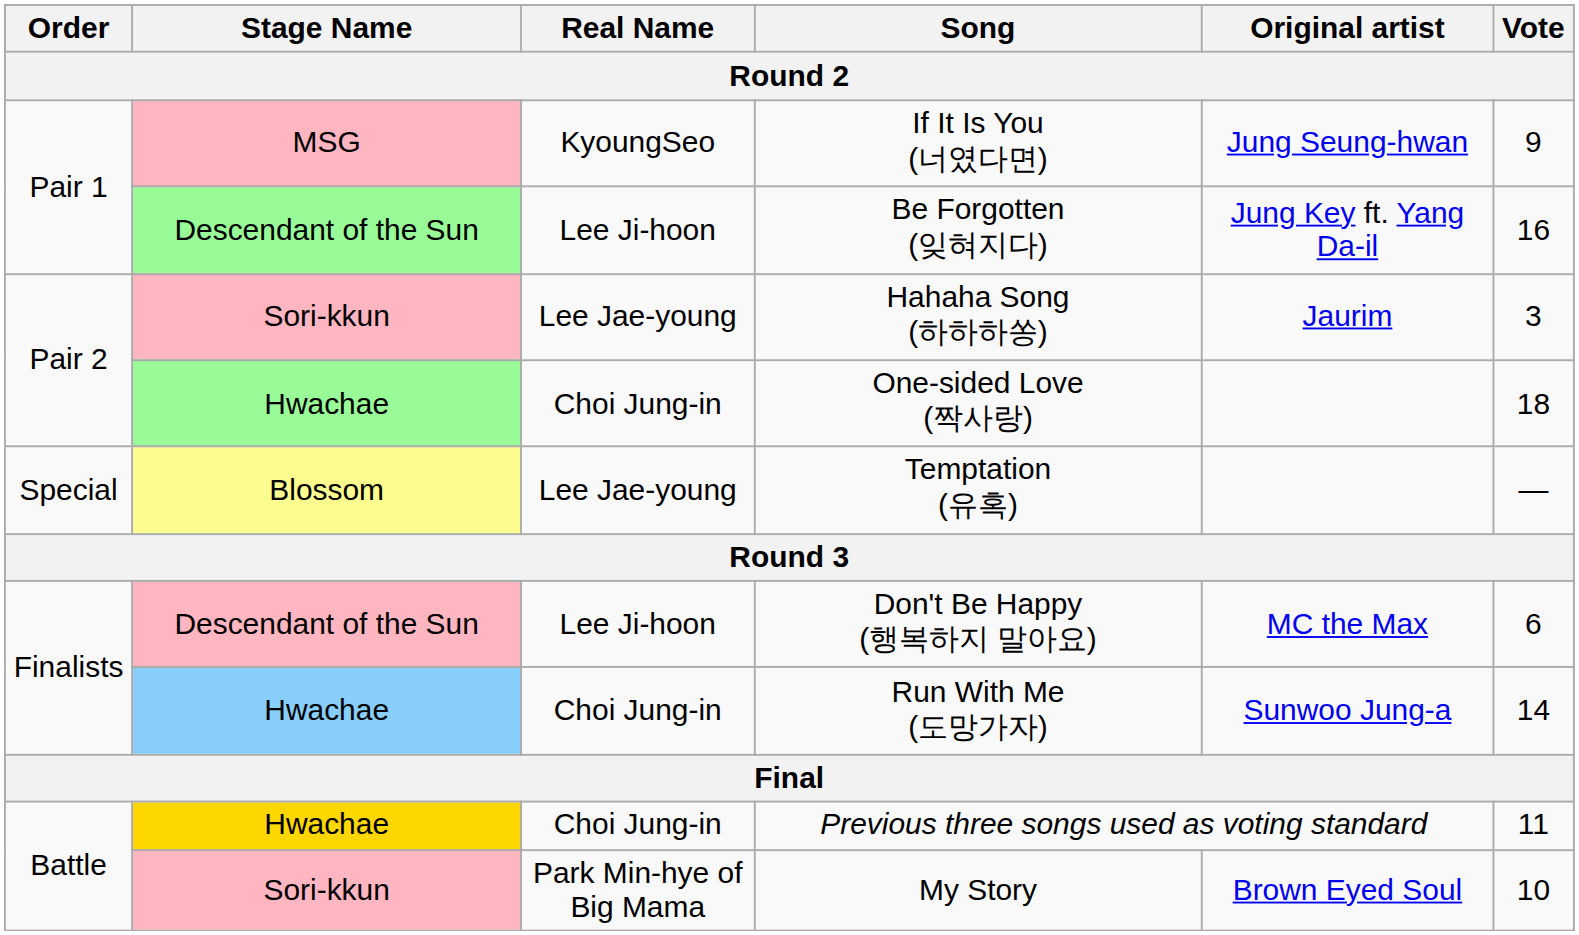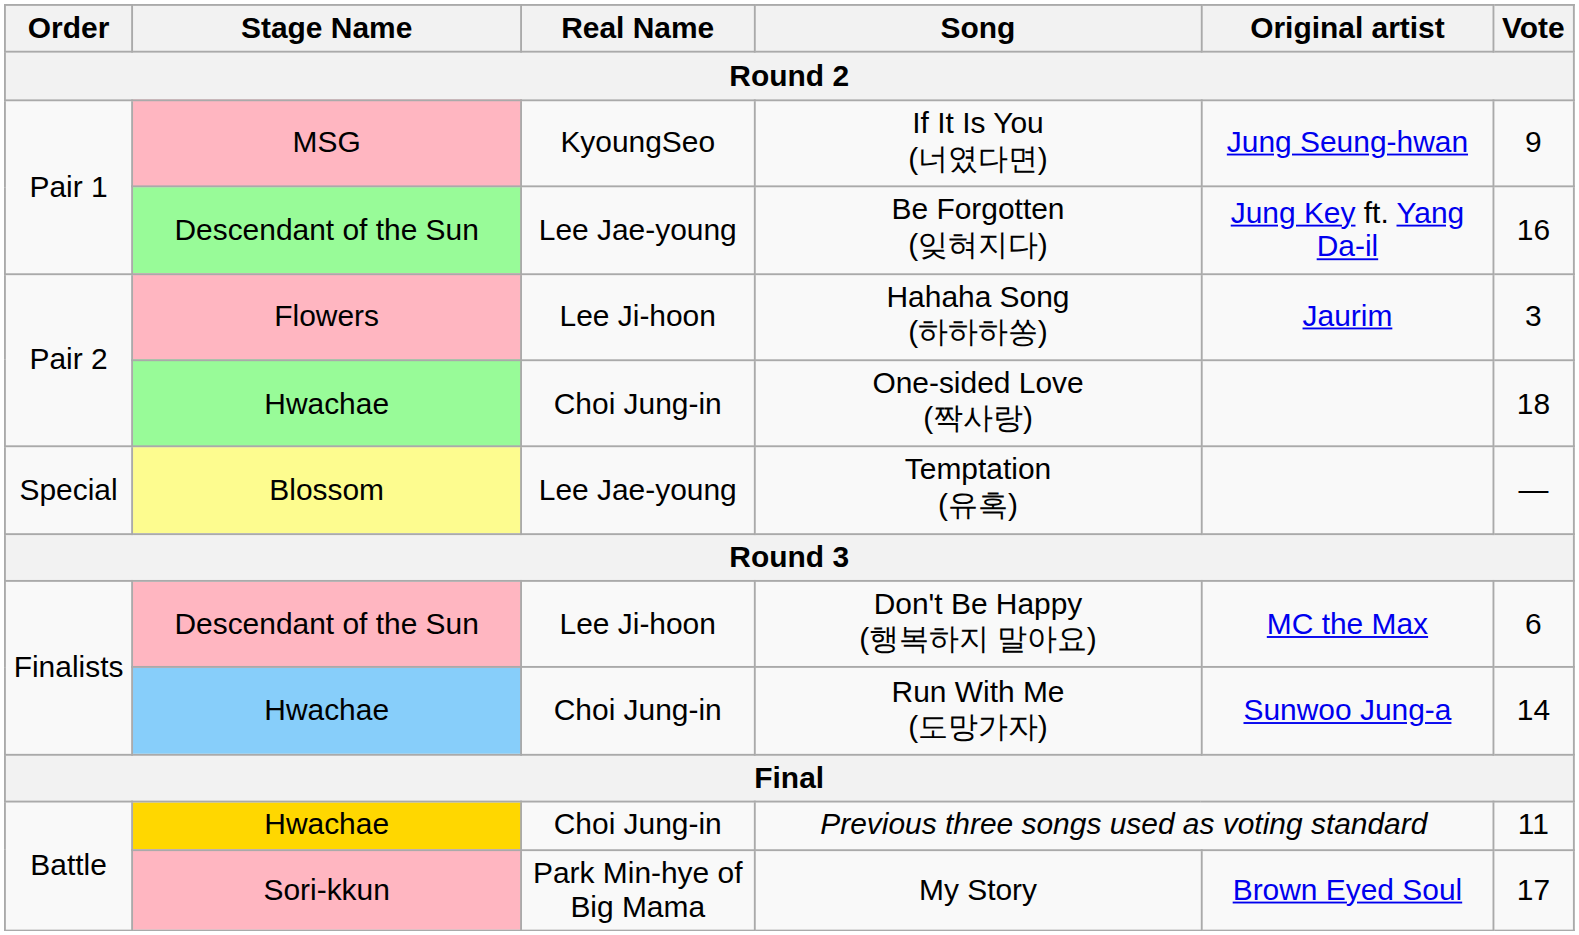(638, 229) Lee Ji-hoon -> (638, 229) Lee Jae-young
(327, 316) Sori-kkun -> (327, 316) Flowers
(638, 316) Lee Jae-young -> (638, 316) Lee Ji-hoon
(1533, 889) 10 -> (1533, 889) 17
